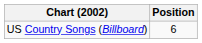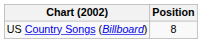(174, 30) 6 -> (174, 30) 8
